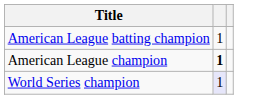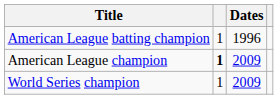+ column: (247, 15)
(220, 82) lavender background -> (220, 82) no background
